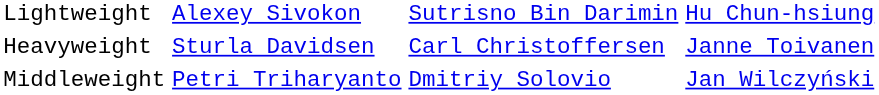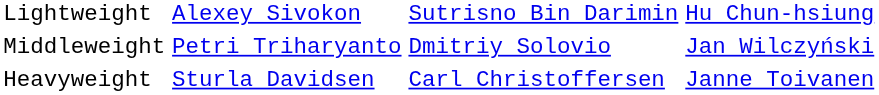rows swapped: (84, 80) <-> (77, 47)
